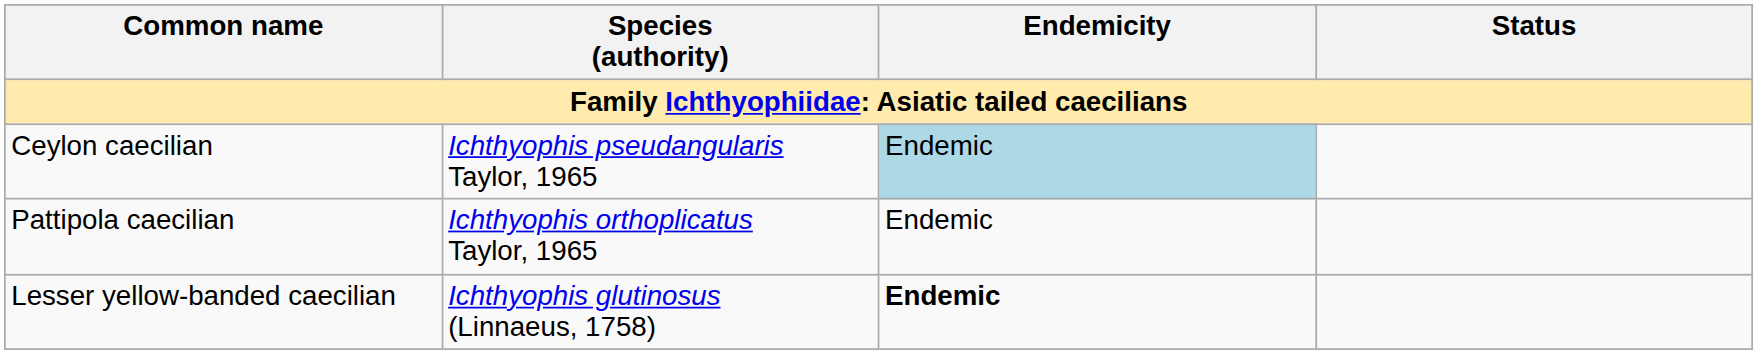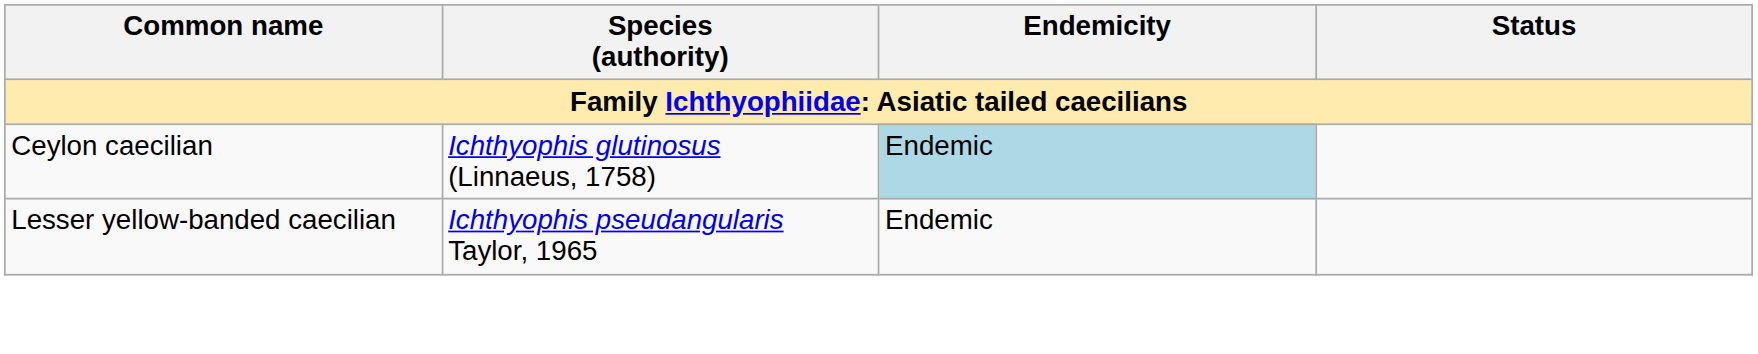(616, 160) Ichthyophis pseudangularis Taylor, 1965 -> (584, 160) Ichthyophis glutinosus (Linnaeus, 1758)
- row: (123, 220)
(584, 311) Ichthyophis glutinosus (Linnaeus, 1758) -> (616, 235) Ichthyophis pseudangularis Taylor, 1965
(943, 295) bold -> (939, 220) normal
